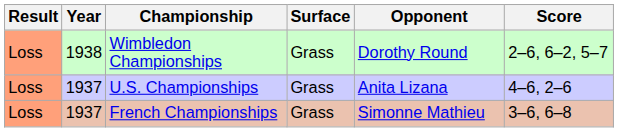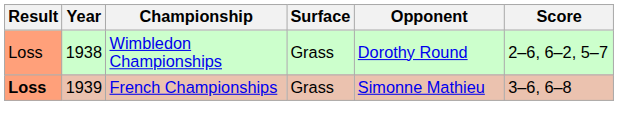- row: (184, 87)
(26, 113) normal -> (27, 87) bold
(84, 113) 1937 -> (84, 87) 1939
